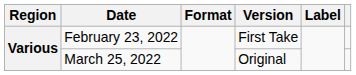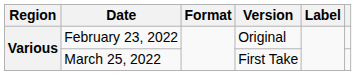(268, 37) First Take -> (262, 37) Original
(262, 59) Original -> (268, 59) First Take
